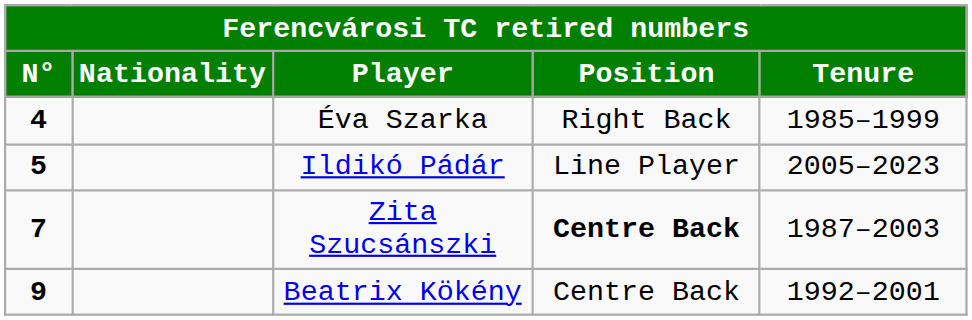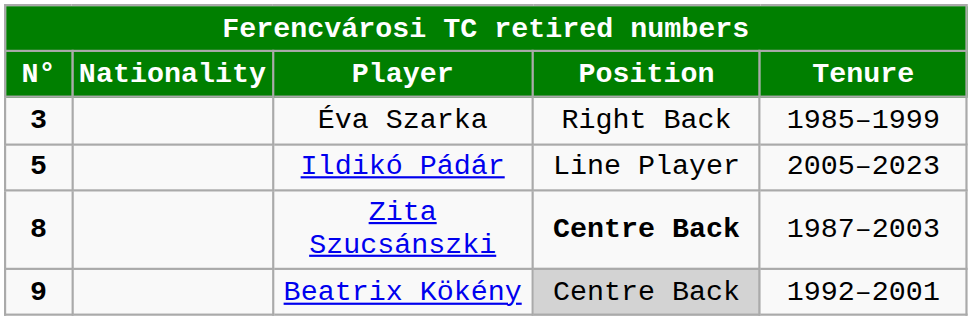(39, 121) 4 -> (39, 121) 3
(39, 229) 7 -> (39, 229) 8
(646, 292) no background -> (646, 292) lightgrey background
